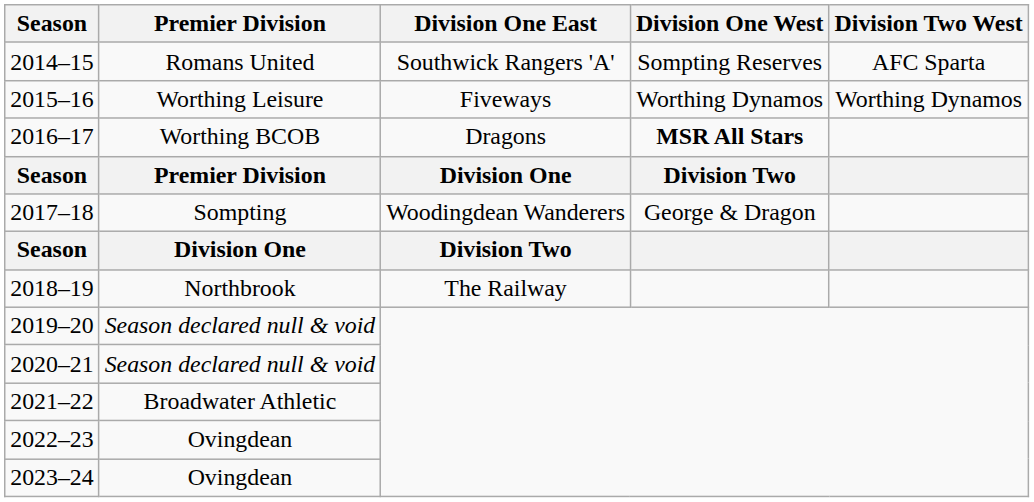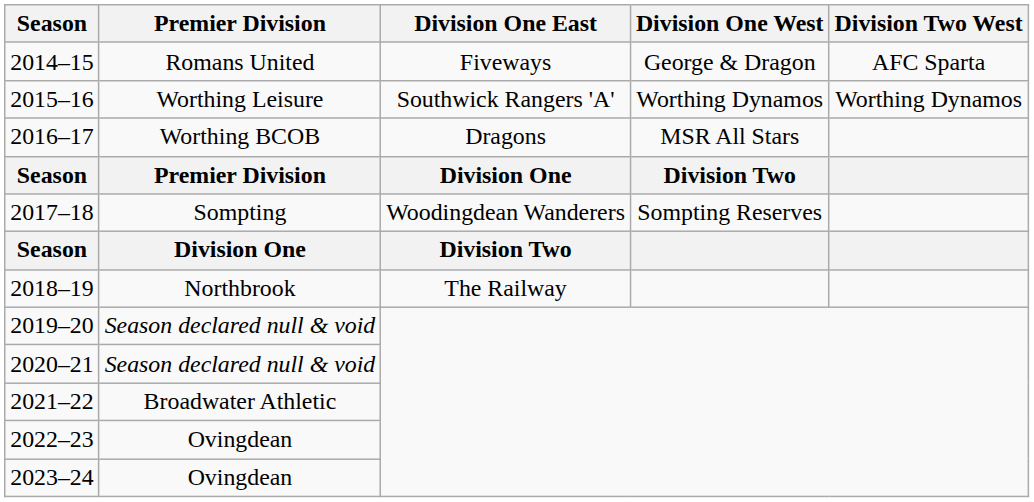(506, 61) Southwick Rangers 'A' -> (506, 61) Fiveways
(730, 61) Sompting Reserves -> (730, 61) George & Dragon
(506, 99) Fiveways -> (506, 99) Southwick Rangers 'A'
(730, 136) bold -> (730, 136) normal
(730, 212) George & Dragon -> (730, 212) Sompting Reserves
